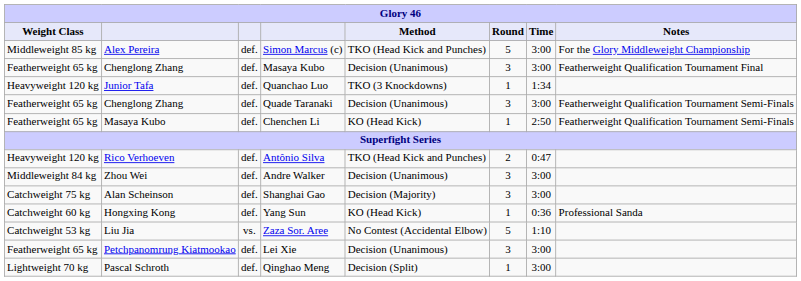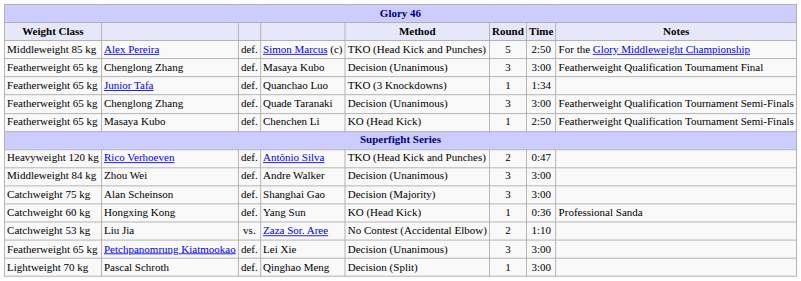(541, 49) 3:00 -> (541, 49) 2:50
(53, 85) Heavyweight 120 kg -> (52, 85) Featherweight 65 kg
(508, 231) 5 -> (508, 231) 2
